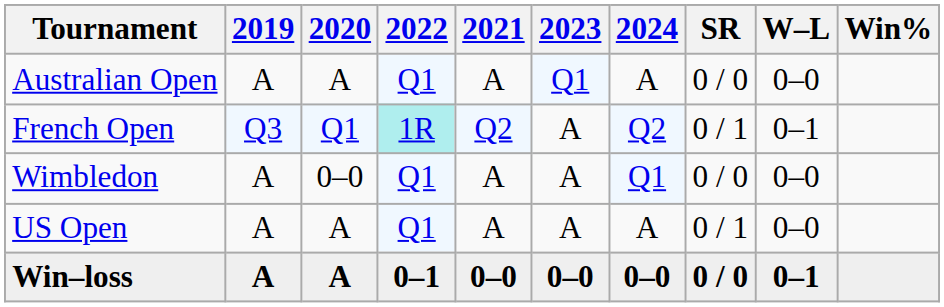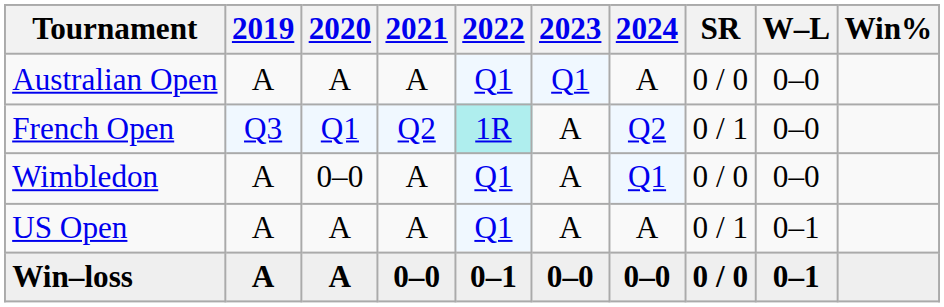columns swapped: (493, 29) <-> (417, 29)
(796, 128) 0–1 -> (796, 128) 0–0
(796, 227) 0–0 -> (796, 227) 0–1
